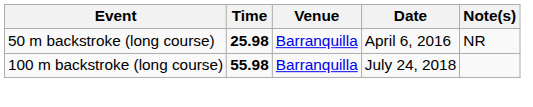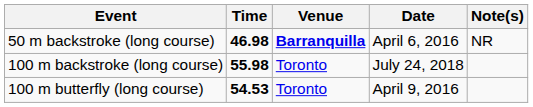(249, 41) 25.98 -> (249, 41) 46.98
(317, 41) normal -> (321, 41) bold
(317, 65) Barranquilla -> (301, 65) Toronto
+ row: (106, 89)
